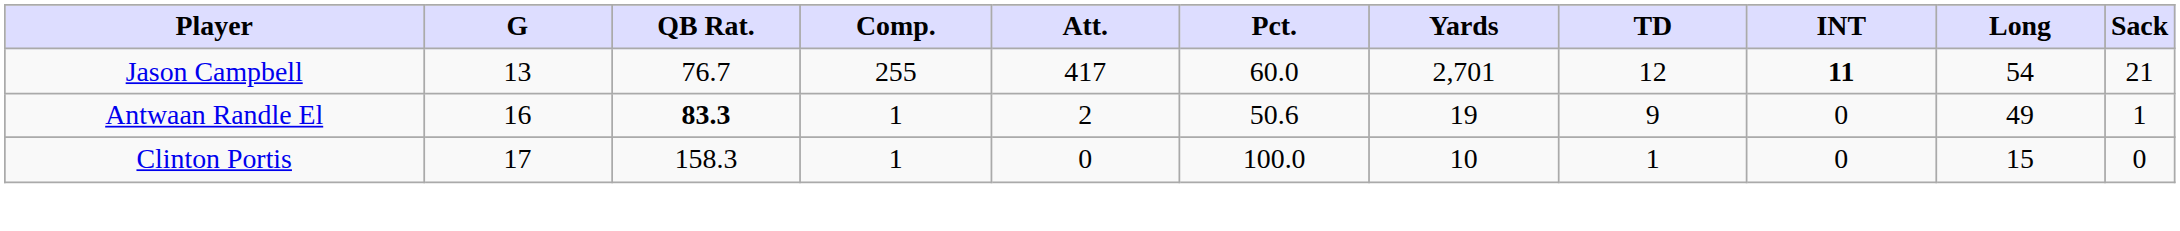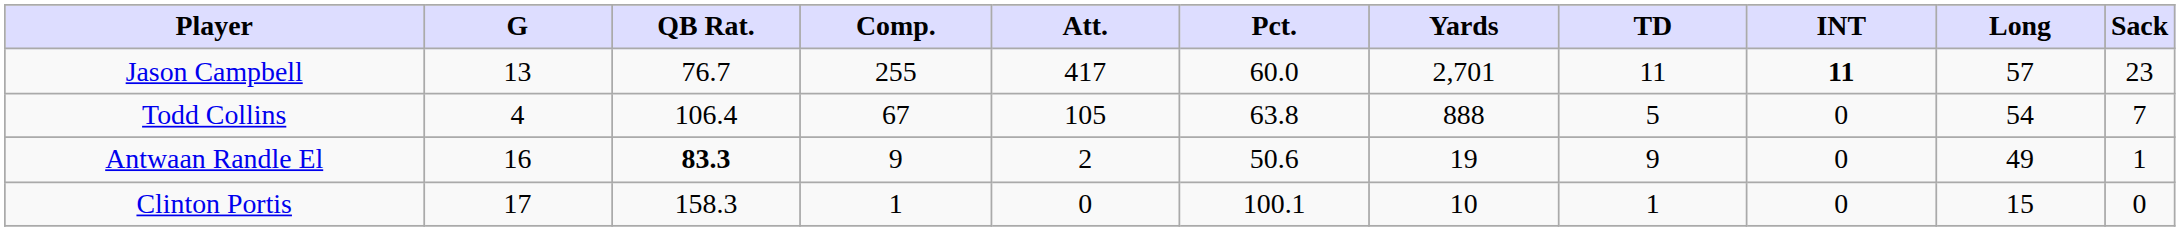(1653, 70) 12 -> (1653, 70) 11
(2020, 70) 54 -> (2020, 70) 57
(2140, 70) 21 -> (2140, 70) 23
+ row: (214, 114)
(896, 114) 1 -> (896, 159) 9
(1274, 159) 100.0 -> (1274, 203) 100.1
